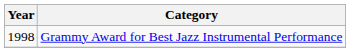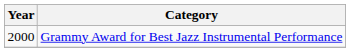(21, 36) 1998 -> (21, 36) 2000
